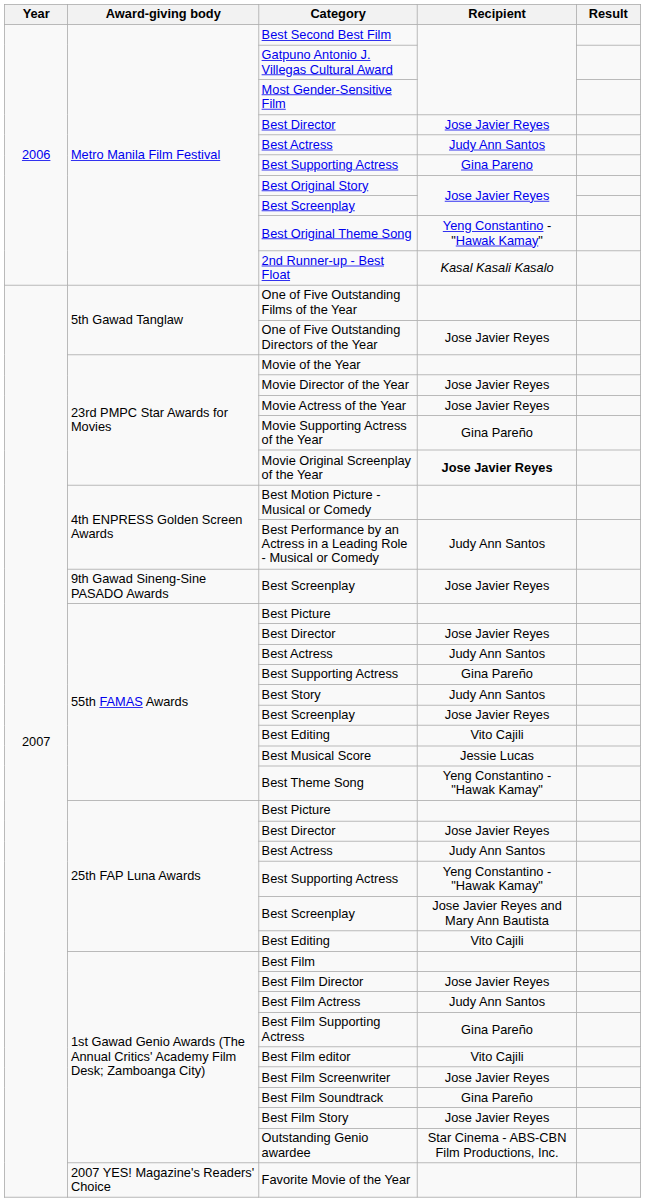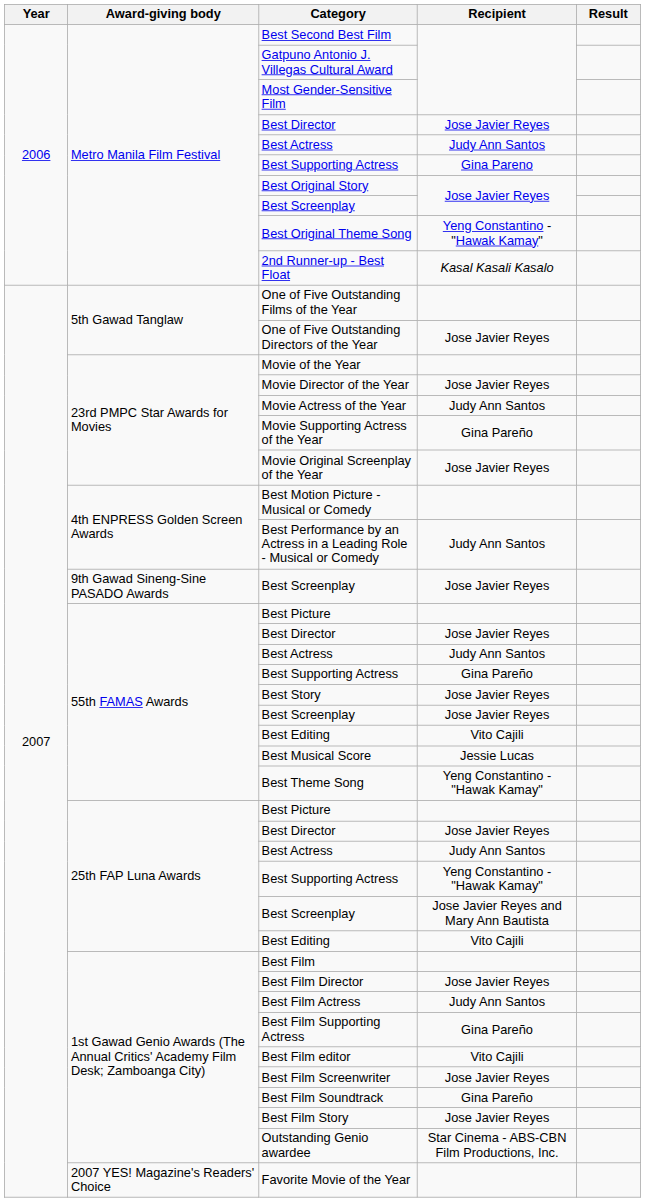(497, 405) Jose Javier Reyes -> (497, 405) Judy Ann Santos
(497, 467) bold -> (497, 467) normal
(497, 694) Judy Ann Santos -> (497, 694) Jose Javier Reyes
